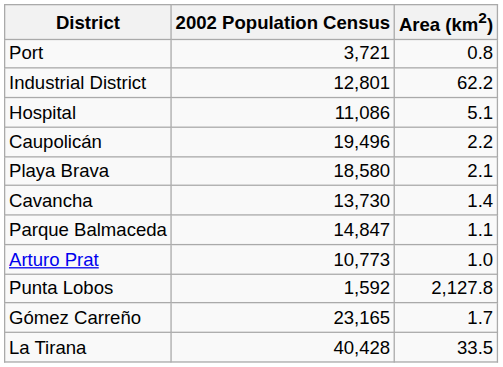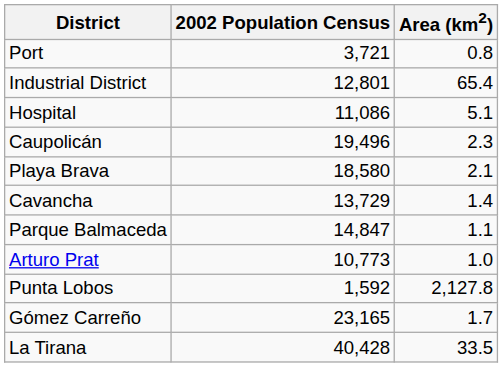(475, 83) 62.2 -> (475, 83) 65.4
(480, 142) 2.2 -> (480, 142) 2.3
(362, 201) 13,730 -> (362, 201) 13,729
